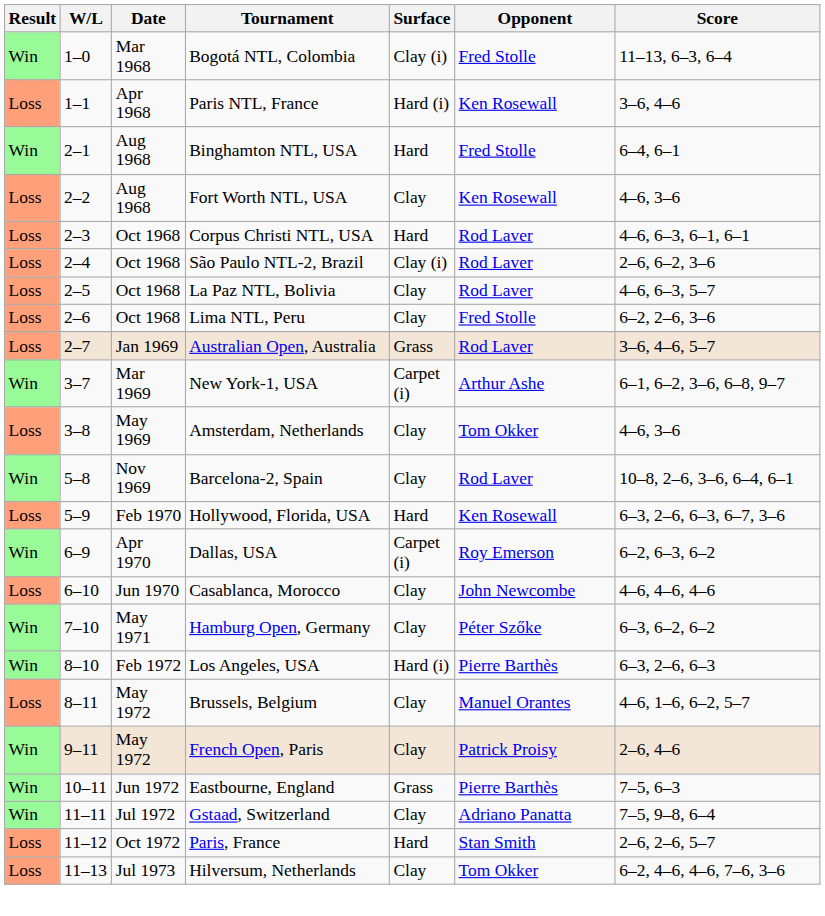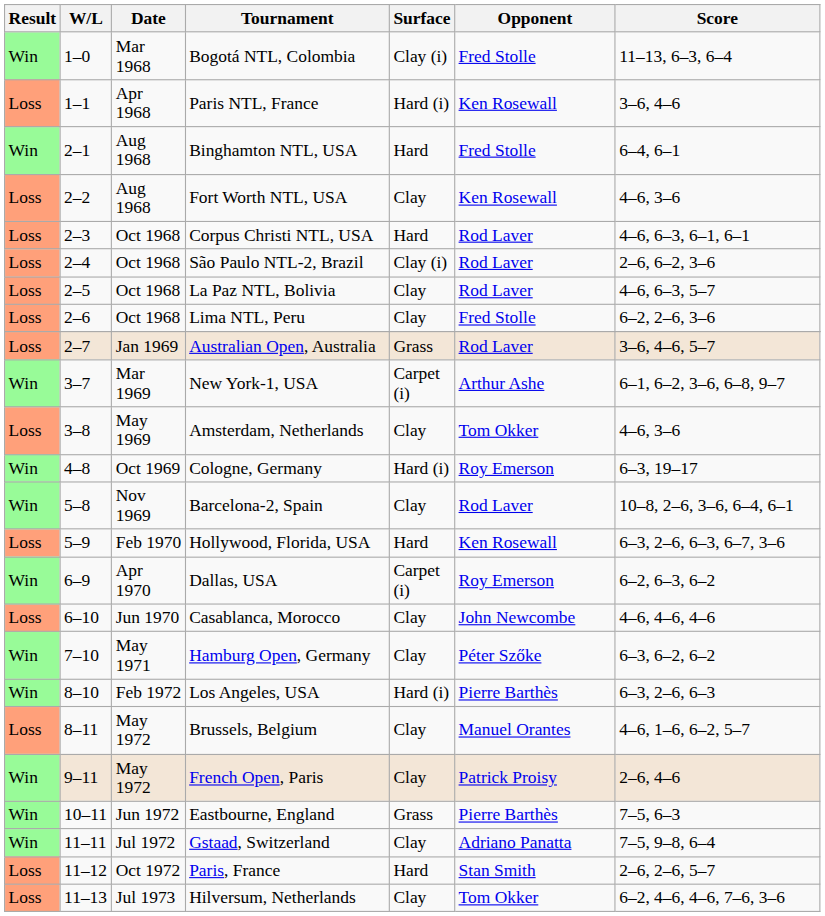+ row: (256, 467)
